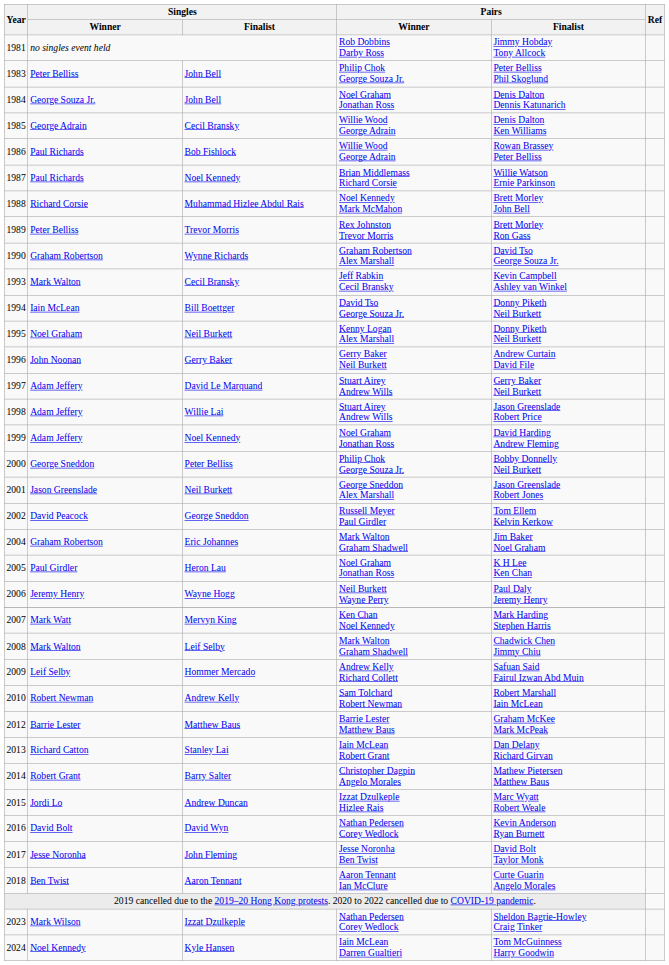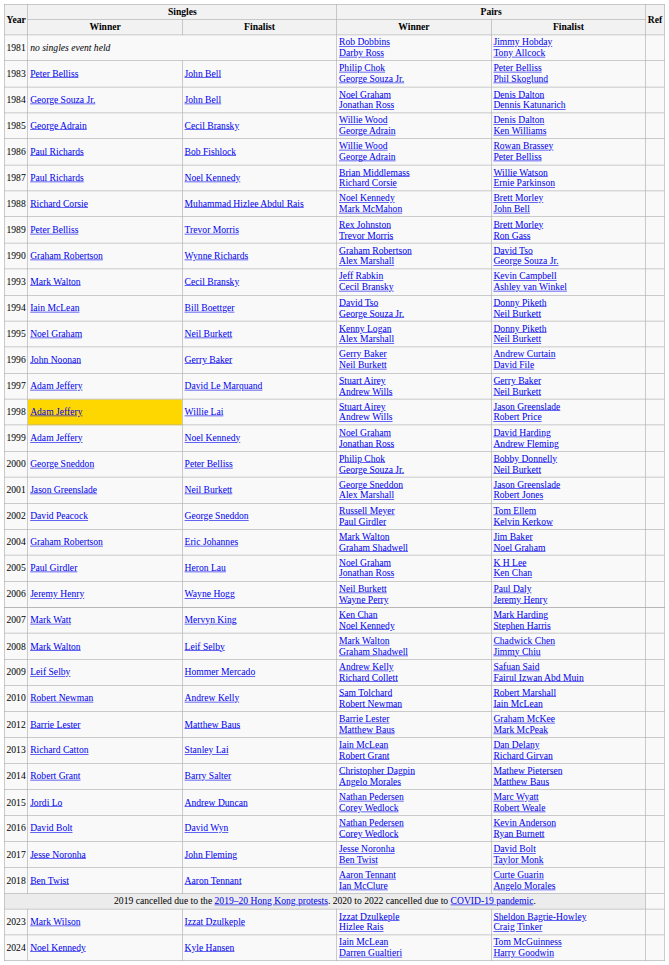(56, 412) no background -> (56, 412) gold background
(369, 802) Izzat Dzulkeple Hizlee Rais -> (371, 802) Nathan Pedersen Corey Wedlock
(371, 922) Nathan Pedersen Corey Wedlock -> (369, 922) Izzat Dzulkeple Hizlee Rais
